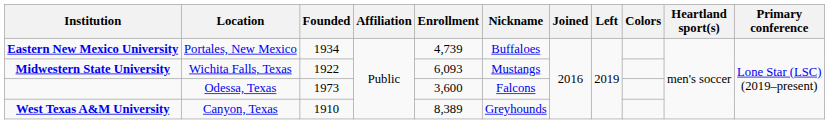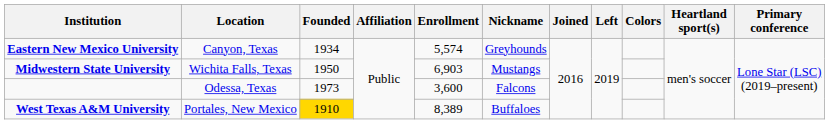(240, 48) Portales, New Mexico -> (240, 48) Canyon, Texas
(448, 48) 4,739 -> (448, 48) 5,574
(516, 48) Buffaloes -> (516, 48) Greyhounds
(326, 68) 1922 -> (326, 68) 1950
(448, 68) 6,093 -> (448, 68) 6,903
(240, 108) Canyon, Texas -> (240, 108) Portales, New Mexico
(326, 108) no background -> (326, 108) gold background
(516, 108) Greyhounds -> (516, 108) Buffaloes
